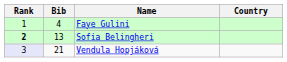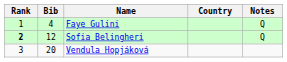+ column: (263, 11)
(59, 37) 13 -> (51, 37) 12
(24, 50) lavender background -> (21, 50) no background
(59, 50) 21 -> (51, 50) 20
